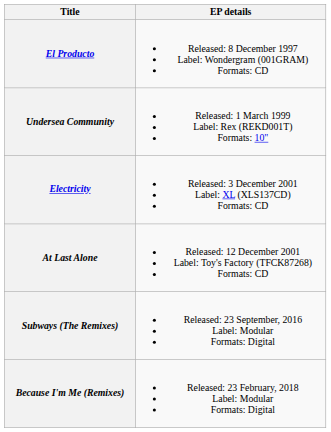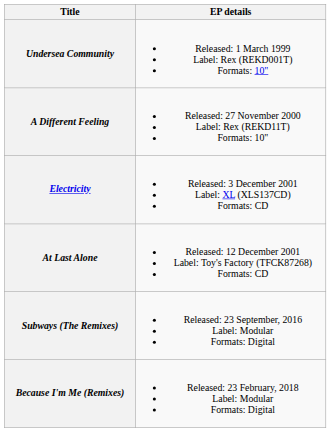- row: (70, 53)
+ row: (70, 121)
